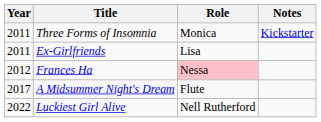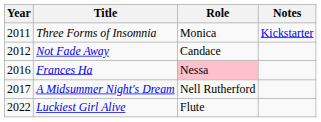- row: (71, 51)
+ row: (73, 51)
(19, 70) 2012 -> (19, 70) 2016
(192, 88) Flute -> (218, 88) Nell Rutherford
(218, 107) Nell Rutherford -> (192, 107) Flute
